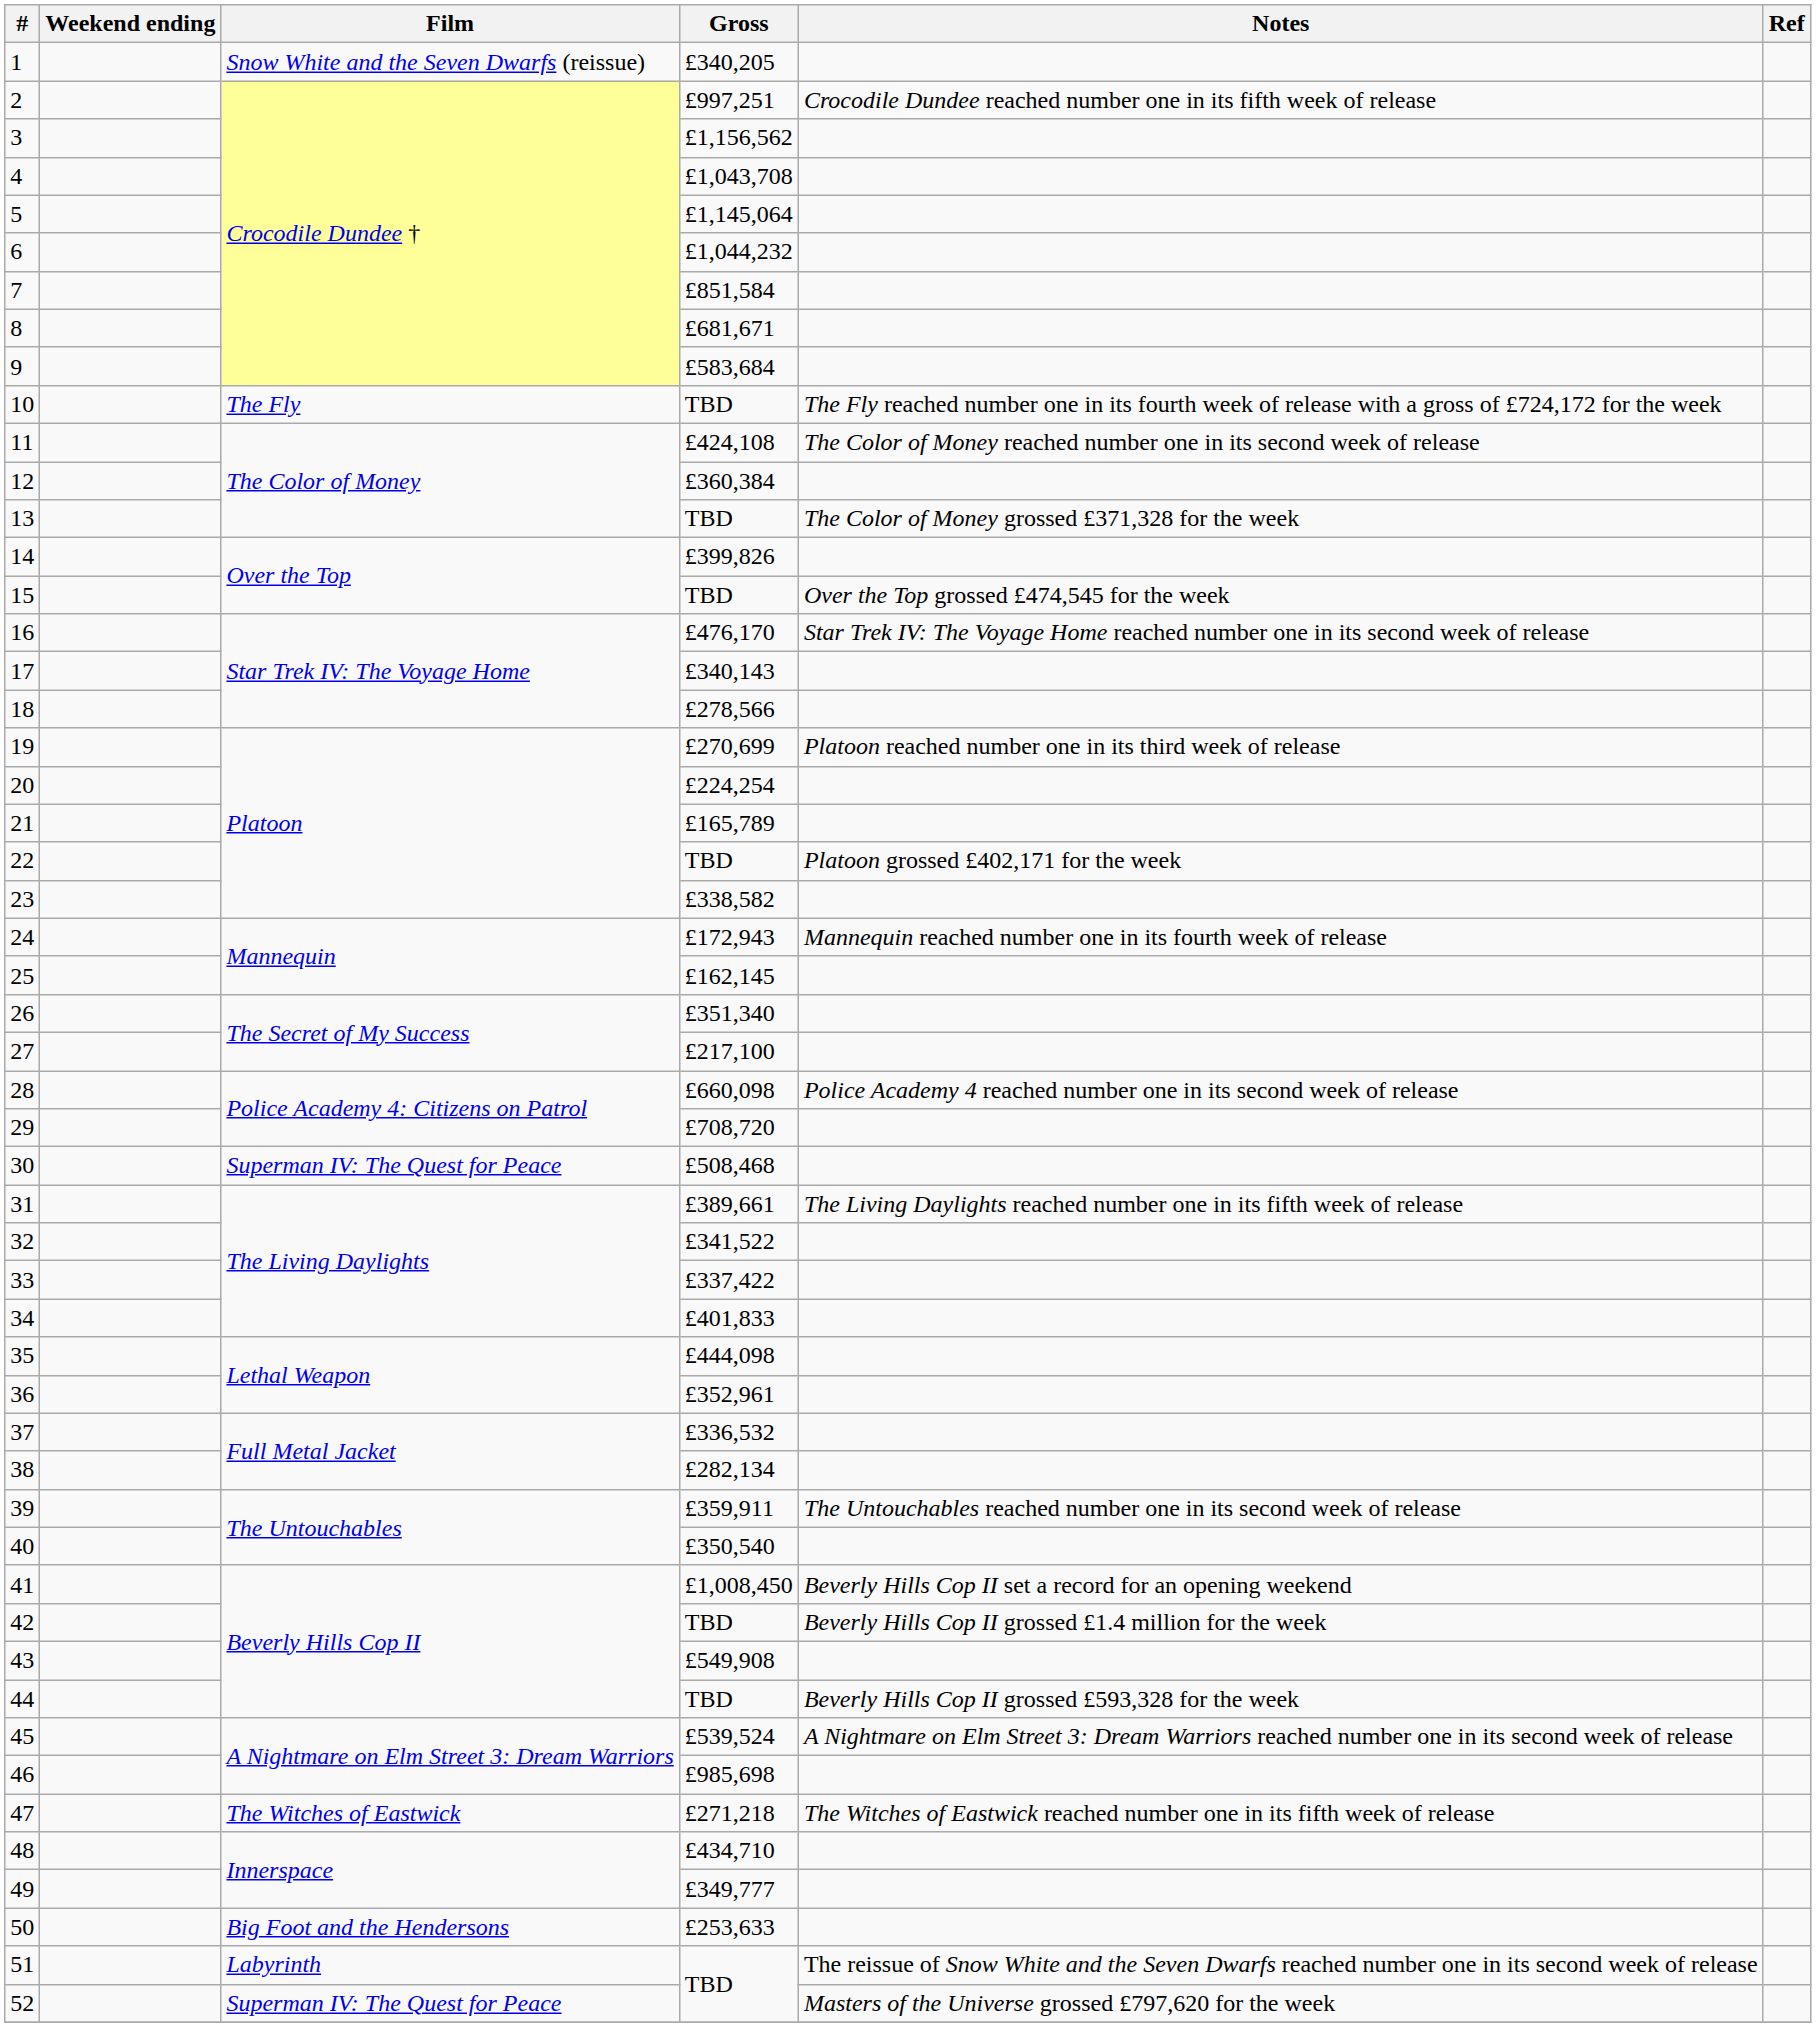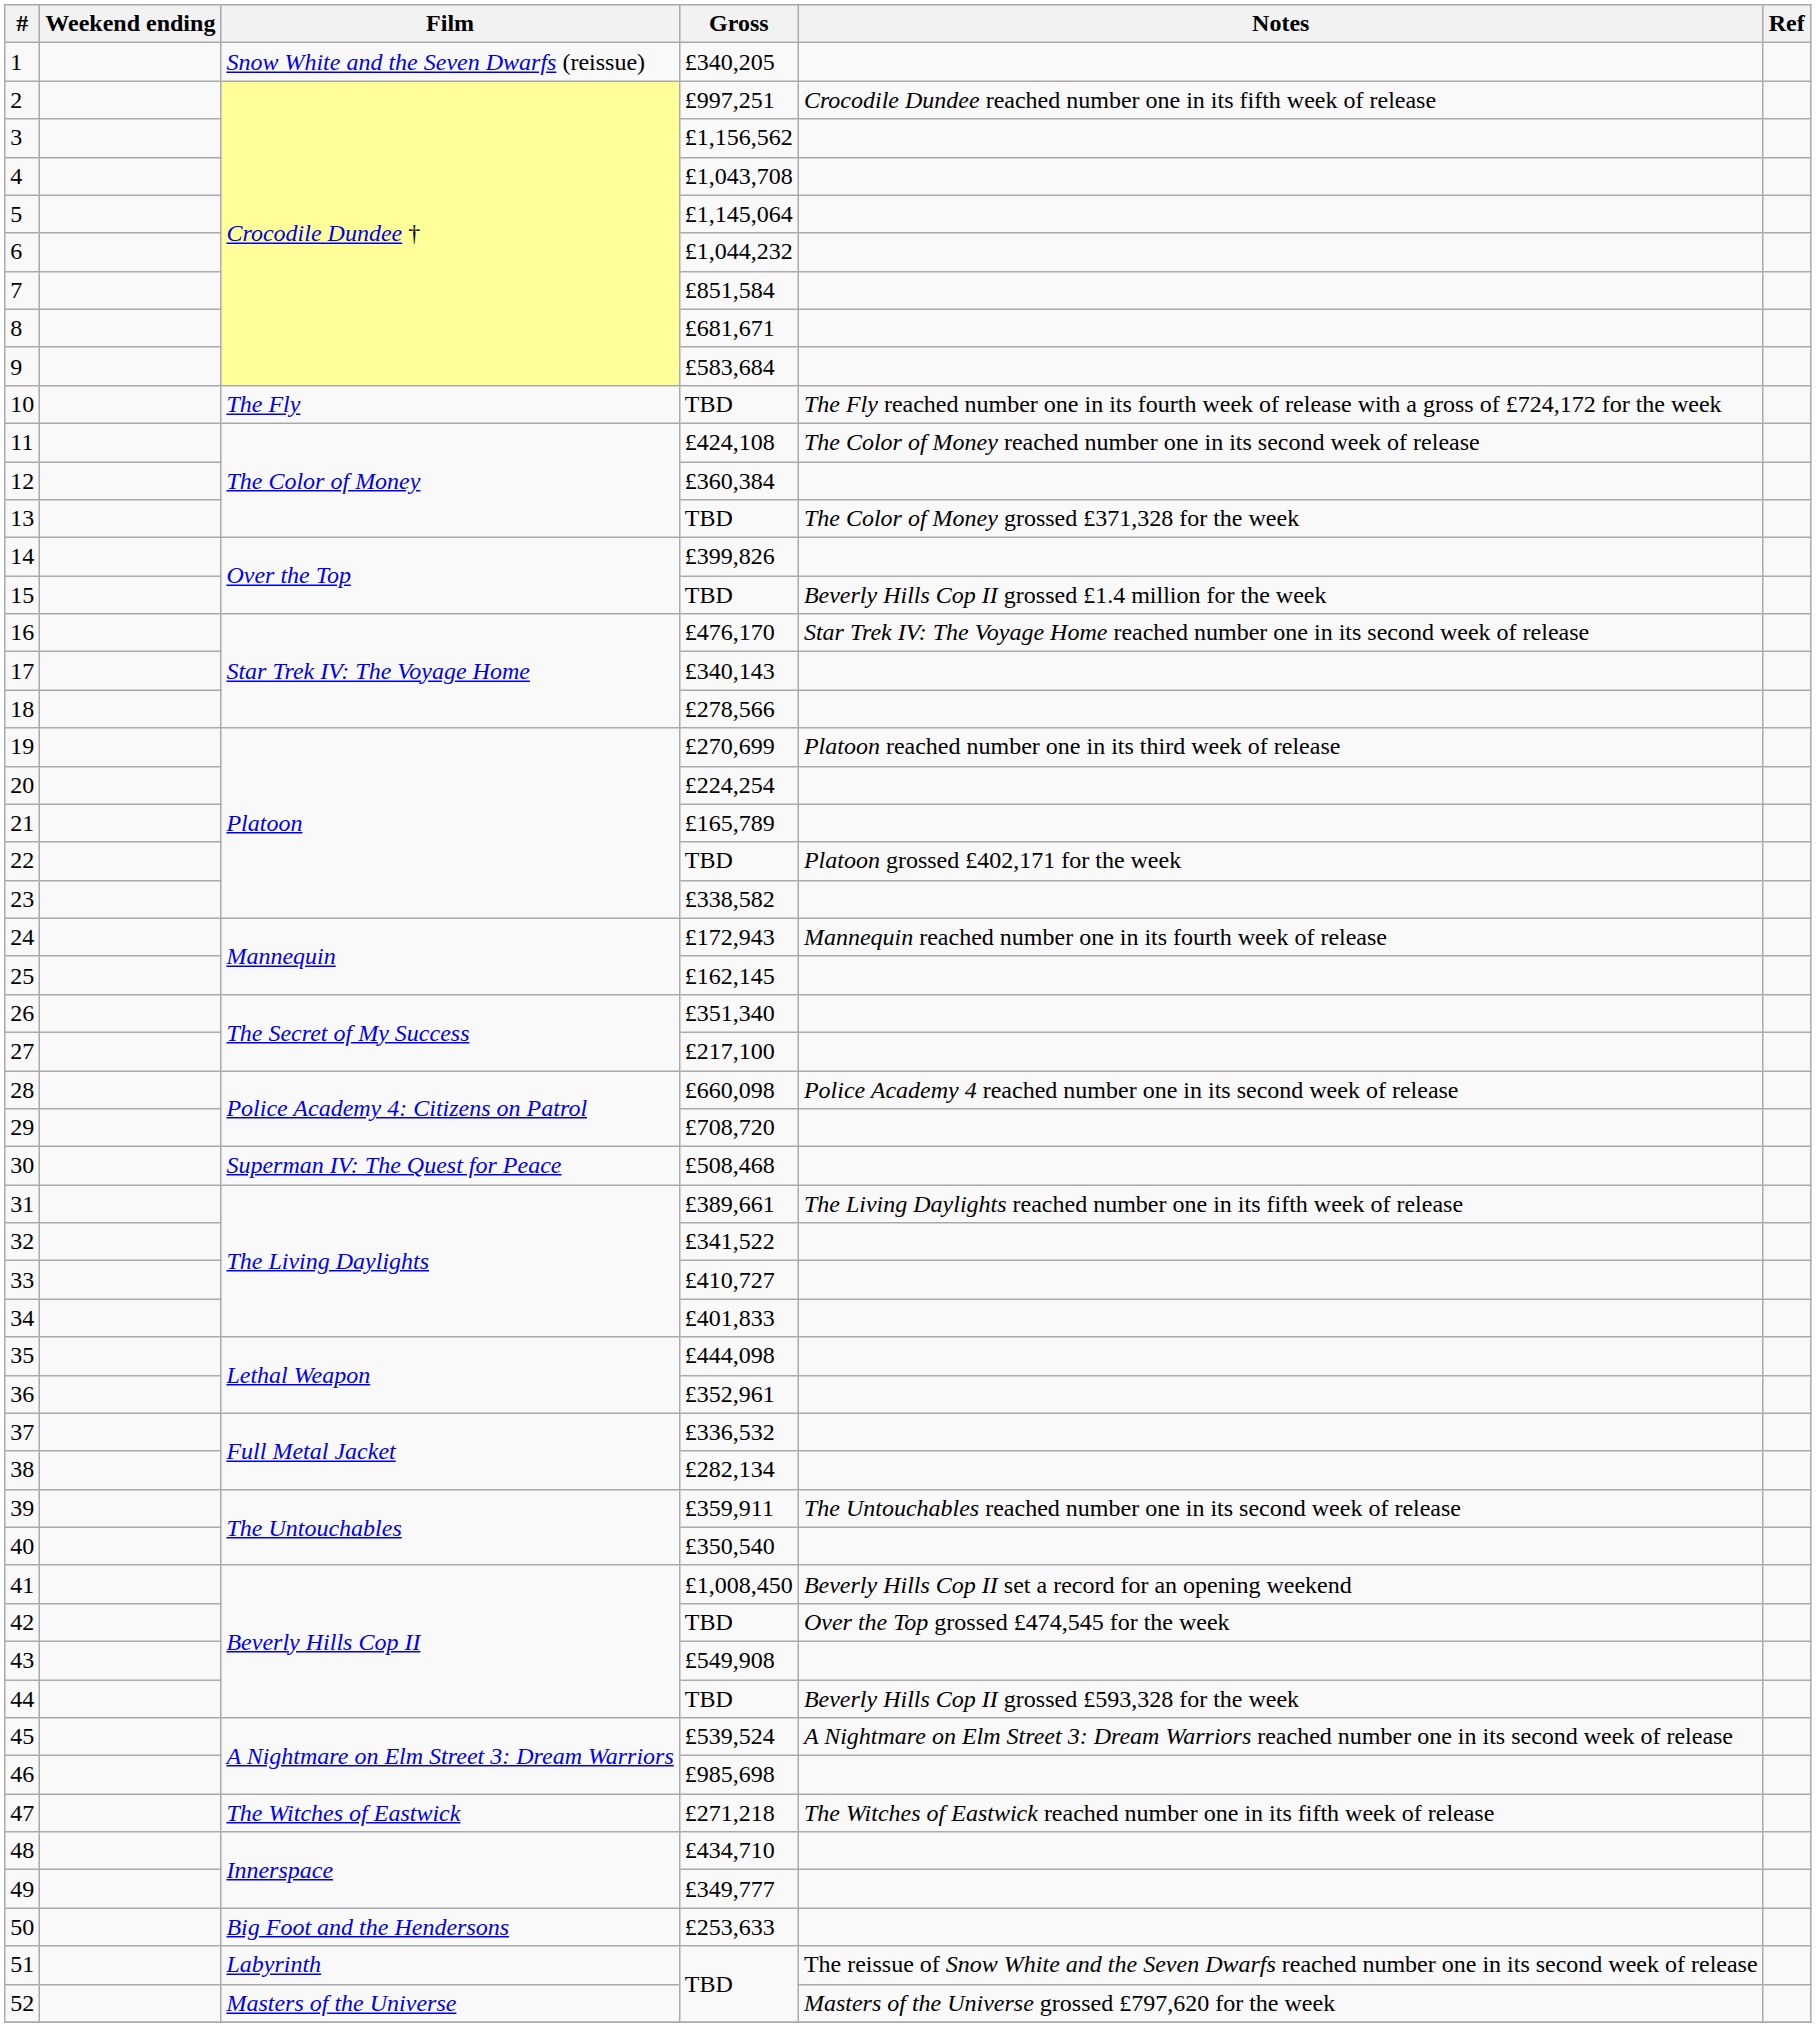(1017, 594) Over the Top grossed £474,545 for the week -> (1065, 594) Beverly Hills Cop II grossed £1.4 million for the week
(730, 1279) £337,422 -> (730, 1279) £410,727
(1065, 1622) Beverly Hills Cop II grossed £1.4 million for the week -> (1017, 1622) Over the Top grossed £474,545 for the week
(394, 2002) Superman IV: The Quest for Peace -> (341, 2002) Masters of the Universe
